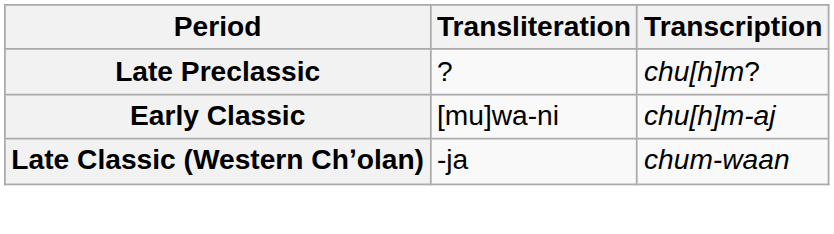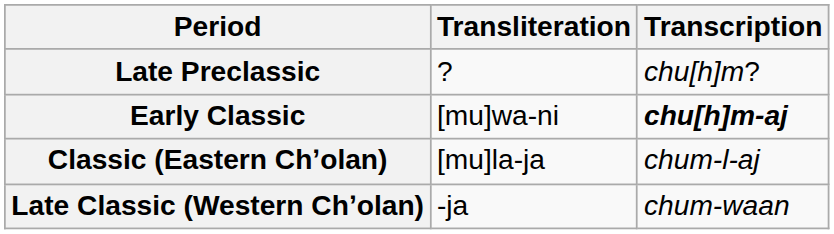(710, 116) normal -> (716, 116) bold
+ row: (218, 160)
